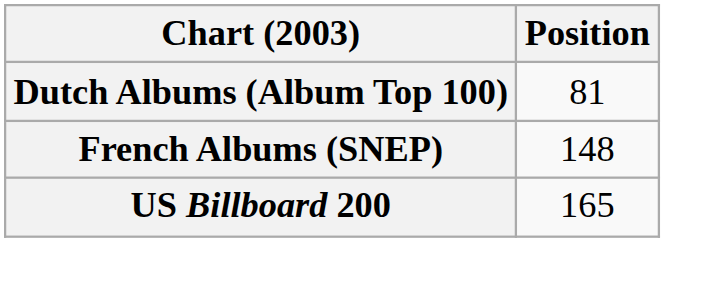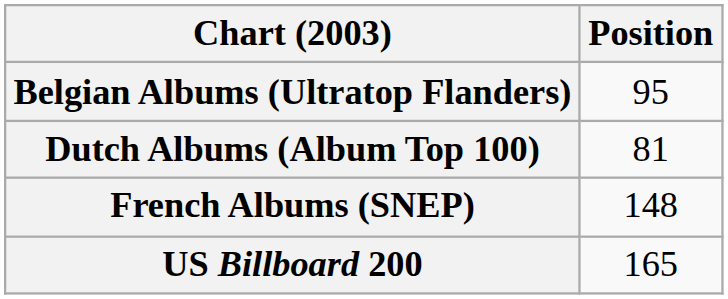+ row: (292, 90)
